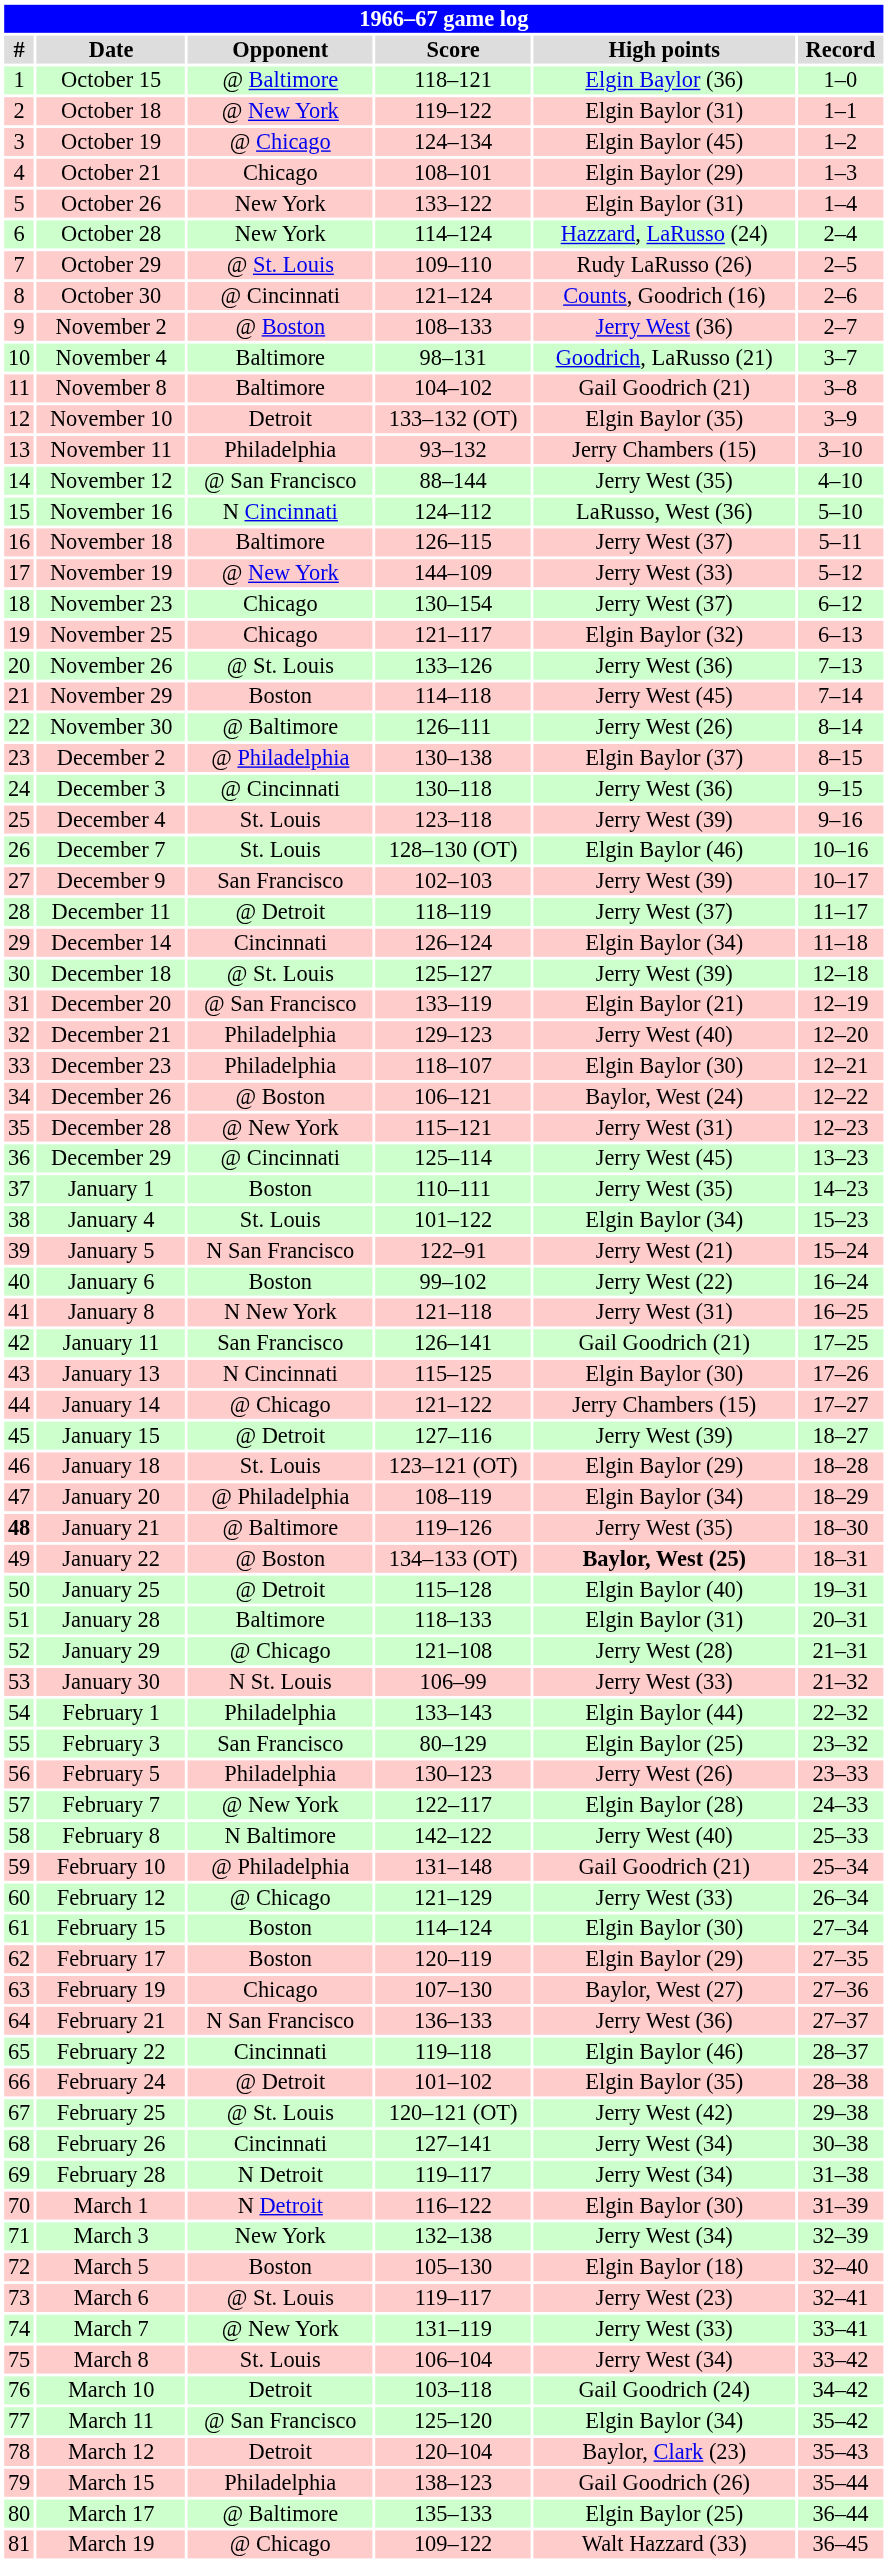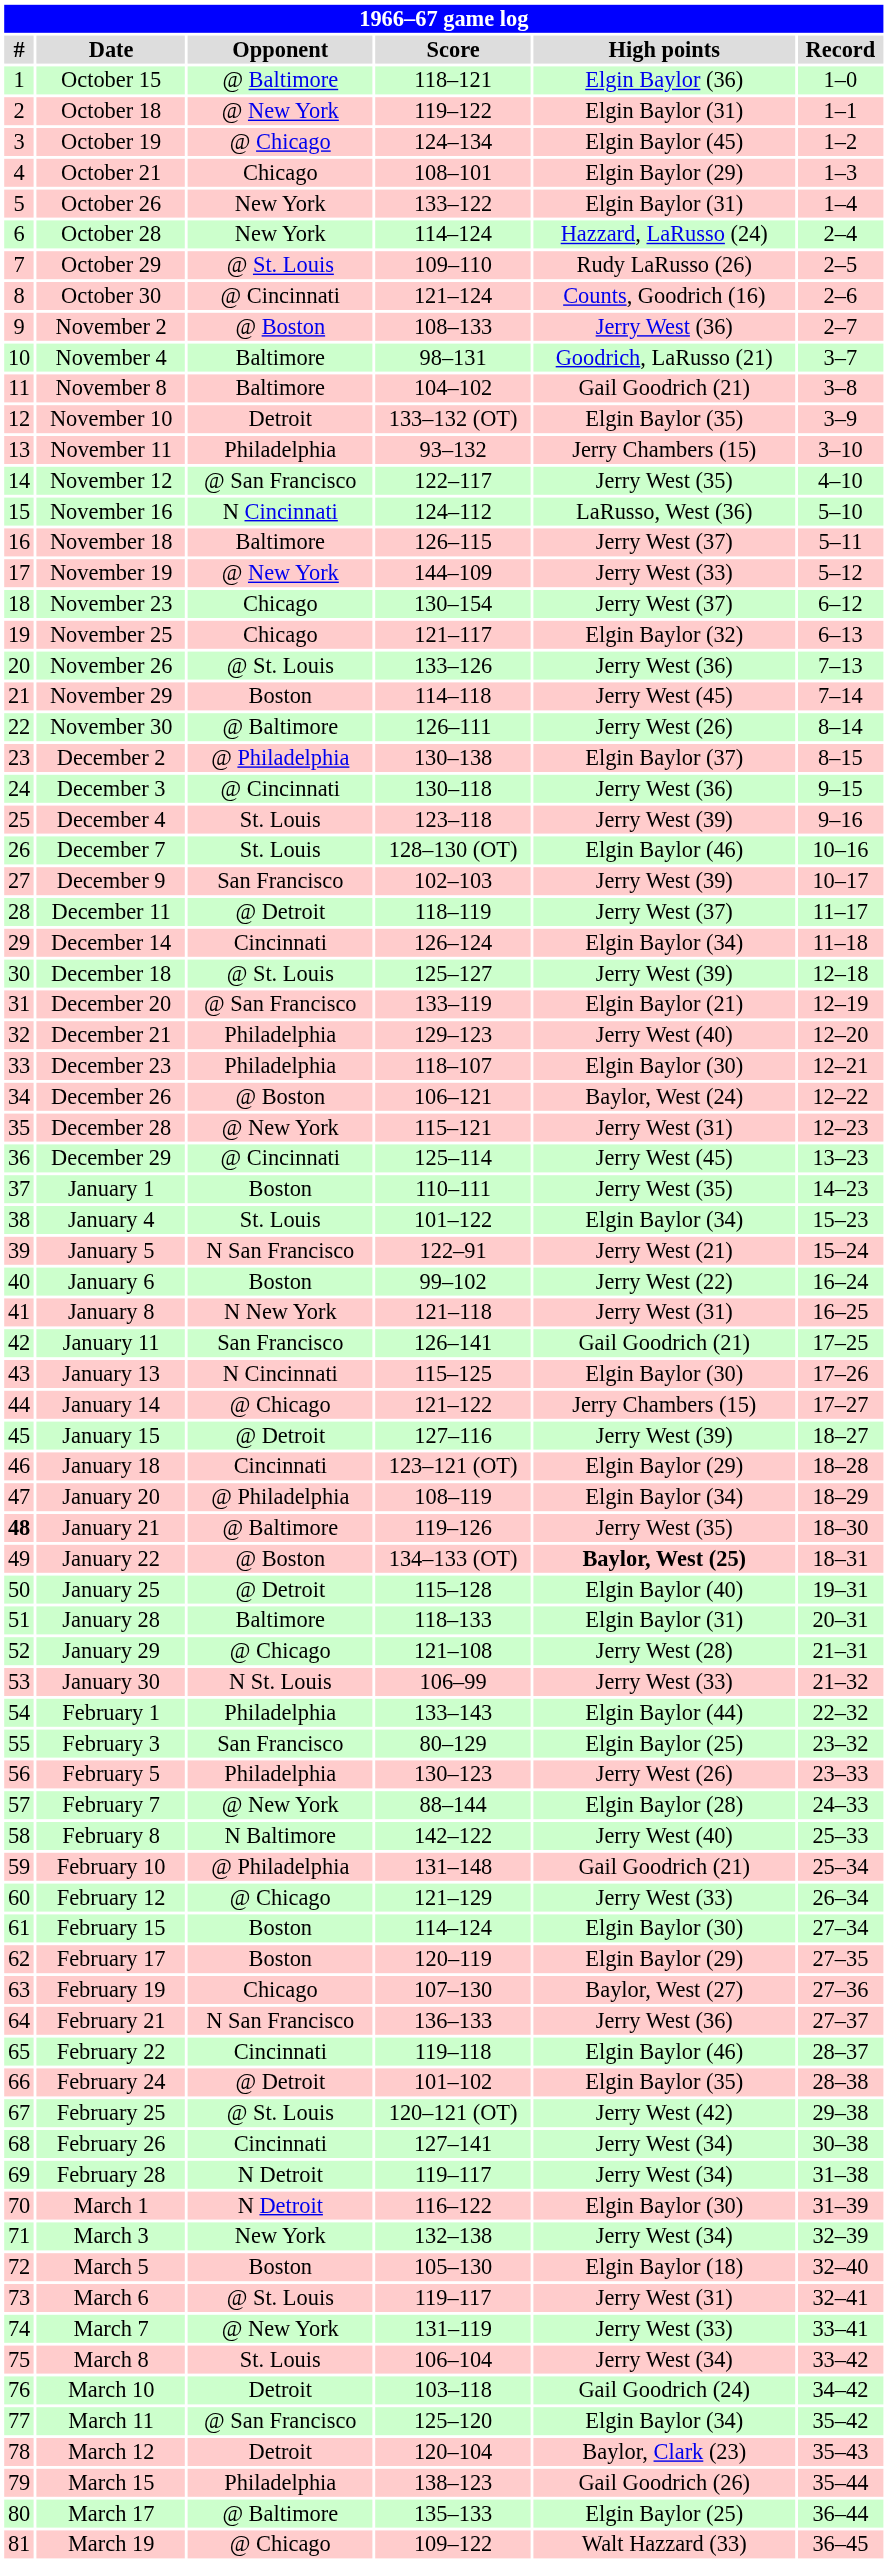(453, 480) 88–144 -> (453, 480) 122–117
(280, 1466) St. Louis -> (280, 1466) Cincinnati
(453, 1804) 122–117 -> (453, 1804) 88–144
(664, 2297) Jerry West (23) -> (664, 2297) Jerry West (31)
